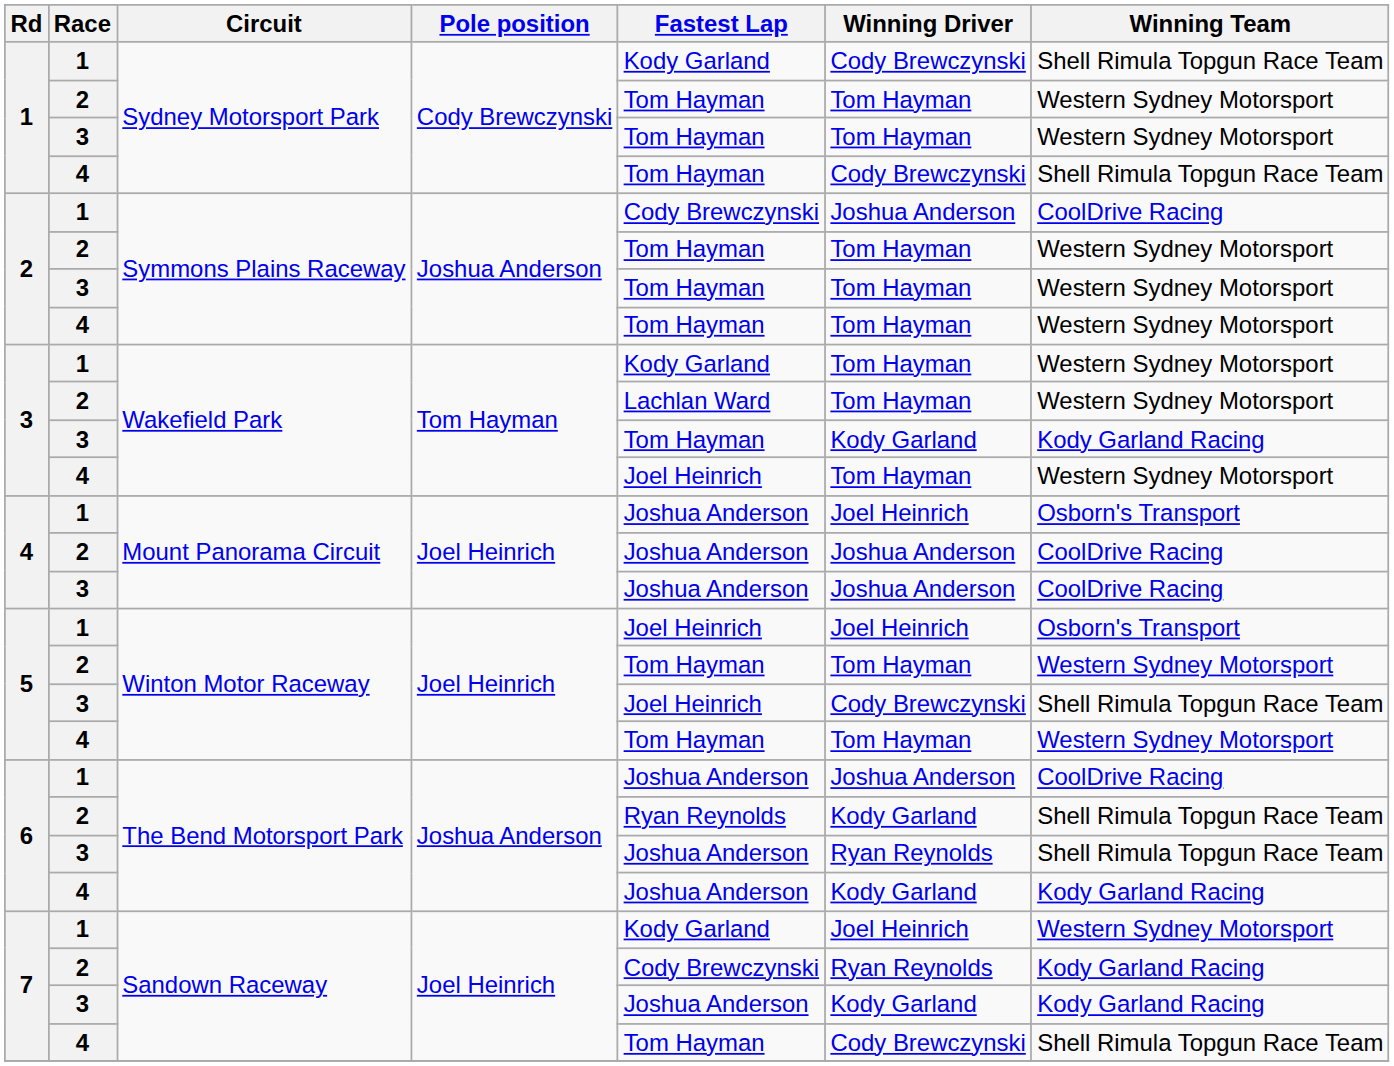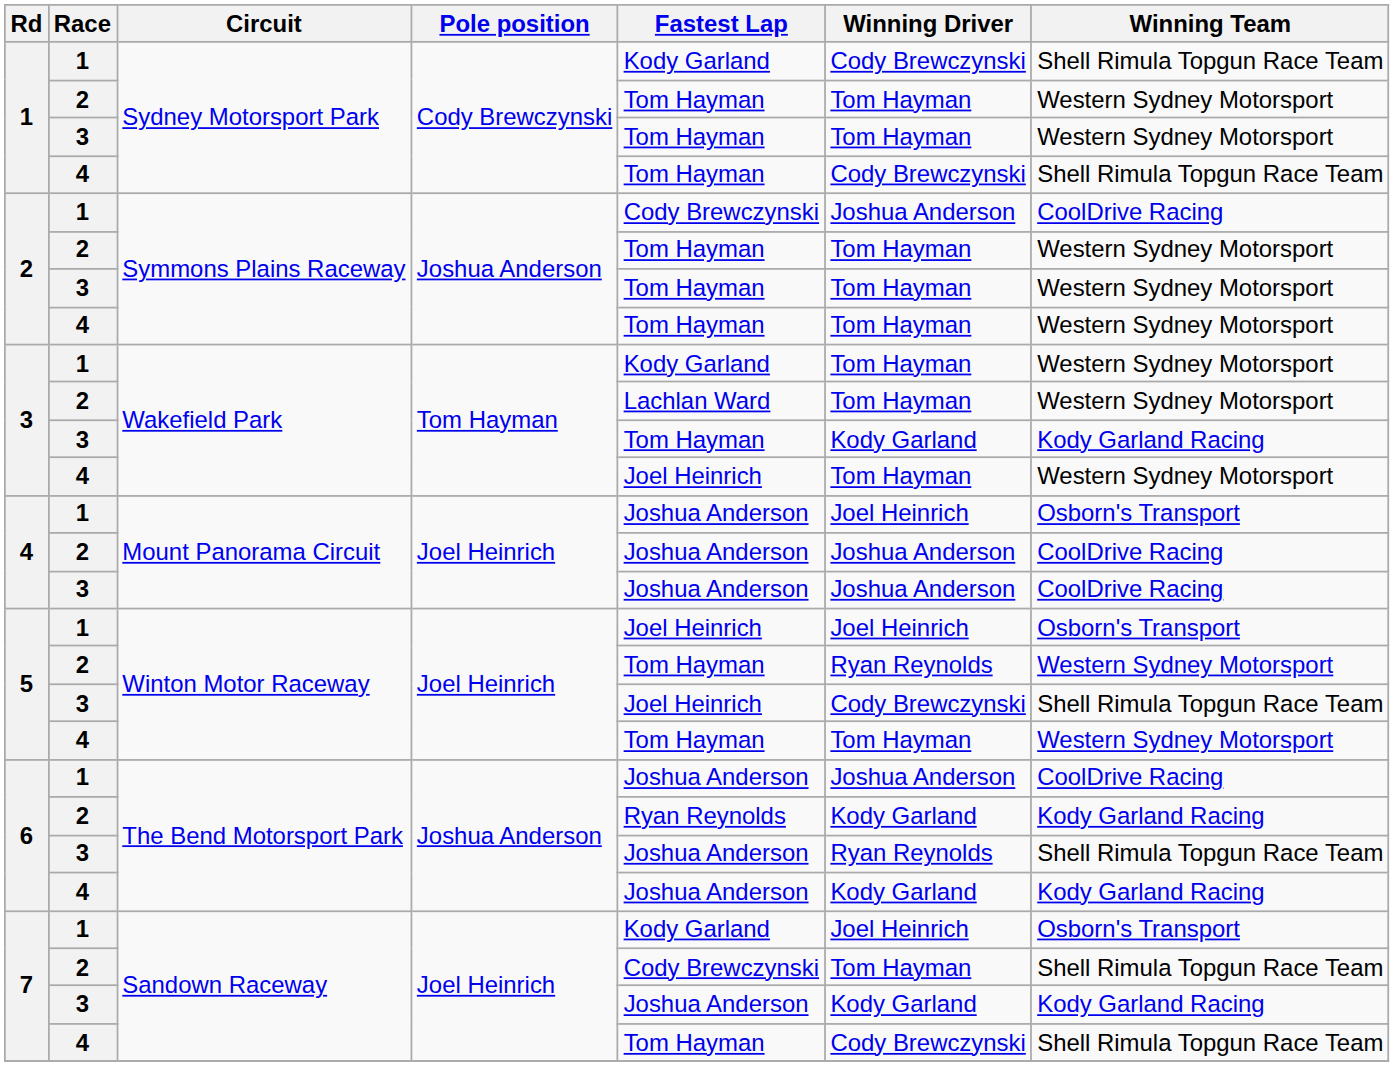(901, 665) Tom Hayman -> (912, 665) Ryan Reynolds
(1210, 816) Shell Rimula Topgun Race Team -> (1151, 816) Kody Garland Racing
(1185, 929) Western Sydney Motorsport -> (1139, 929) Osborn's Transport
(912, 967) Ryan Reynolds -> (901, 967) Tom Hayman
(1151, 967) Kody Garland Racing -> (1210, 967) Shell Rimula Topgun Race Team
